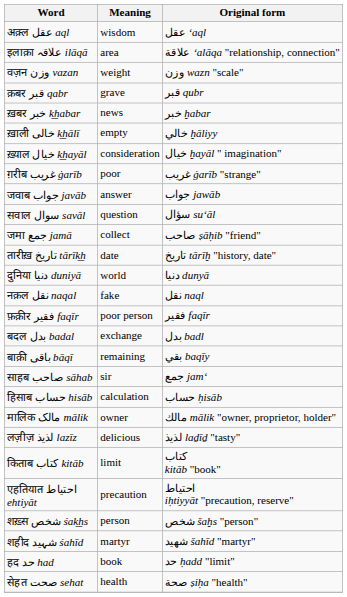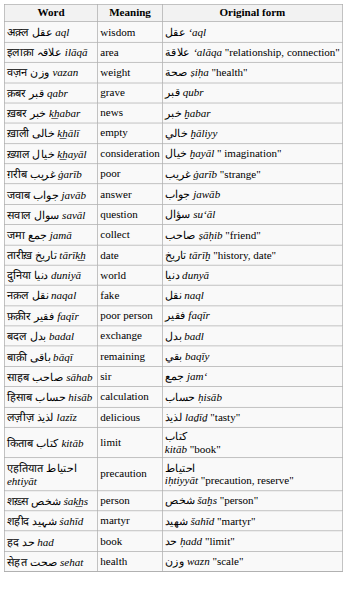(204, 73) وزن wazn "scale" -> (206, 73) صحة ṣiḥa "health"
- row: (47, 417)
(206, 582) صحة ṣiḥa "health" -> (204, 561) وزن wazn "scale"
